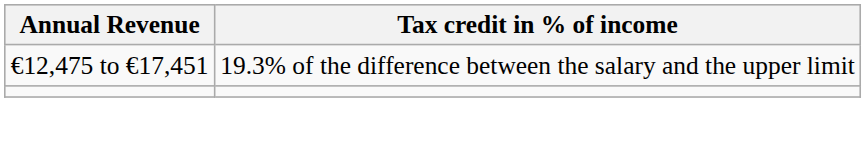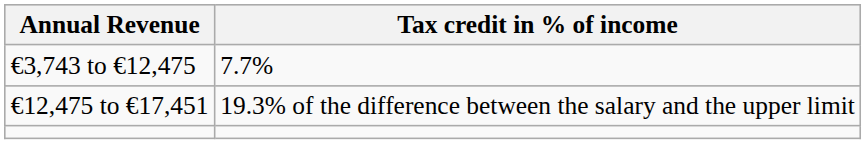+ row: (103, 65)
